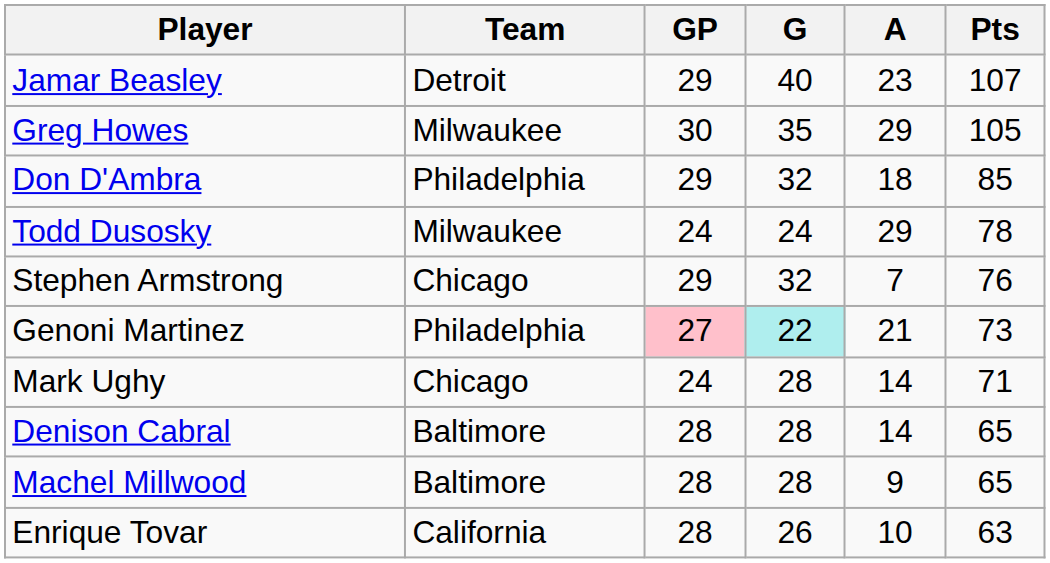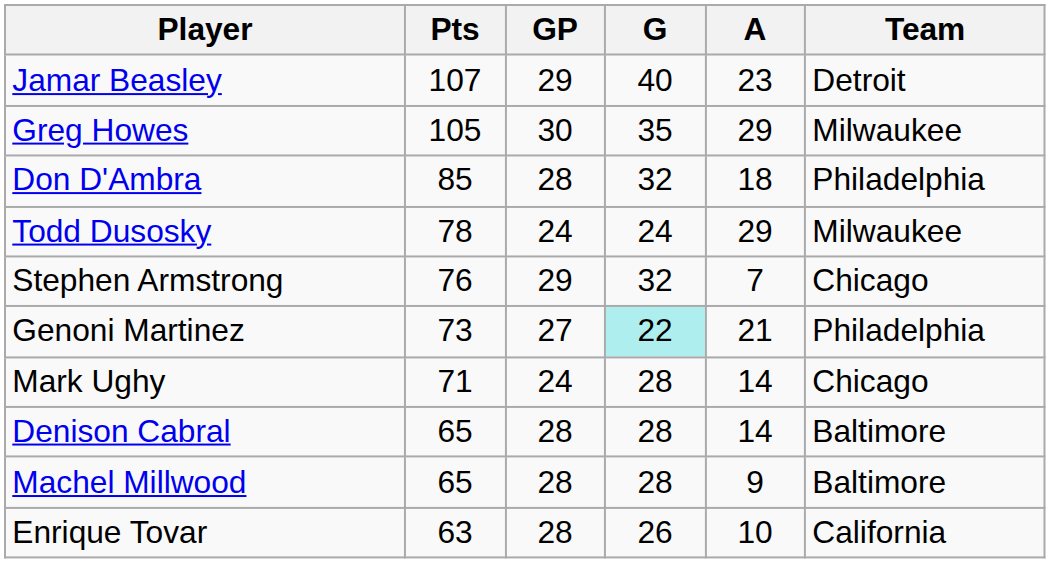columns swapped: (525, 29) <-> (995, 29)
(695, 180) 29 -> (555, 180) 28
(695, 331) pink background -> (555, 331) no background
